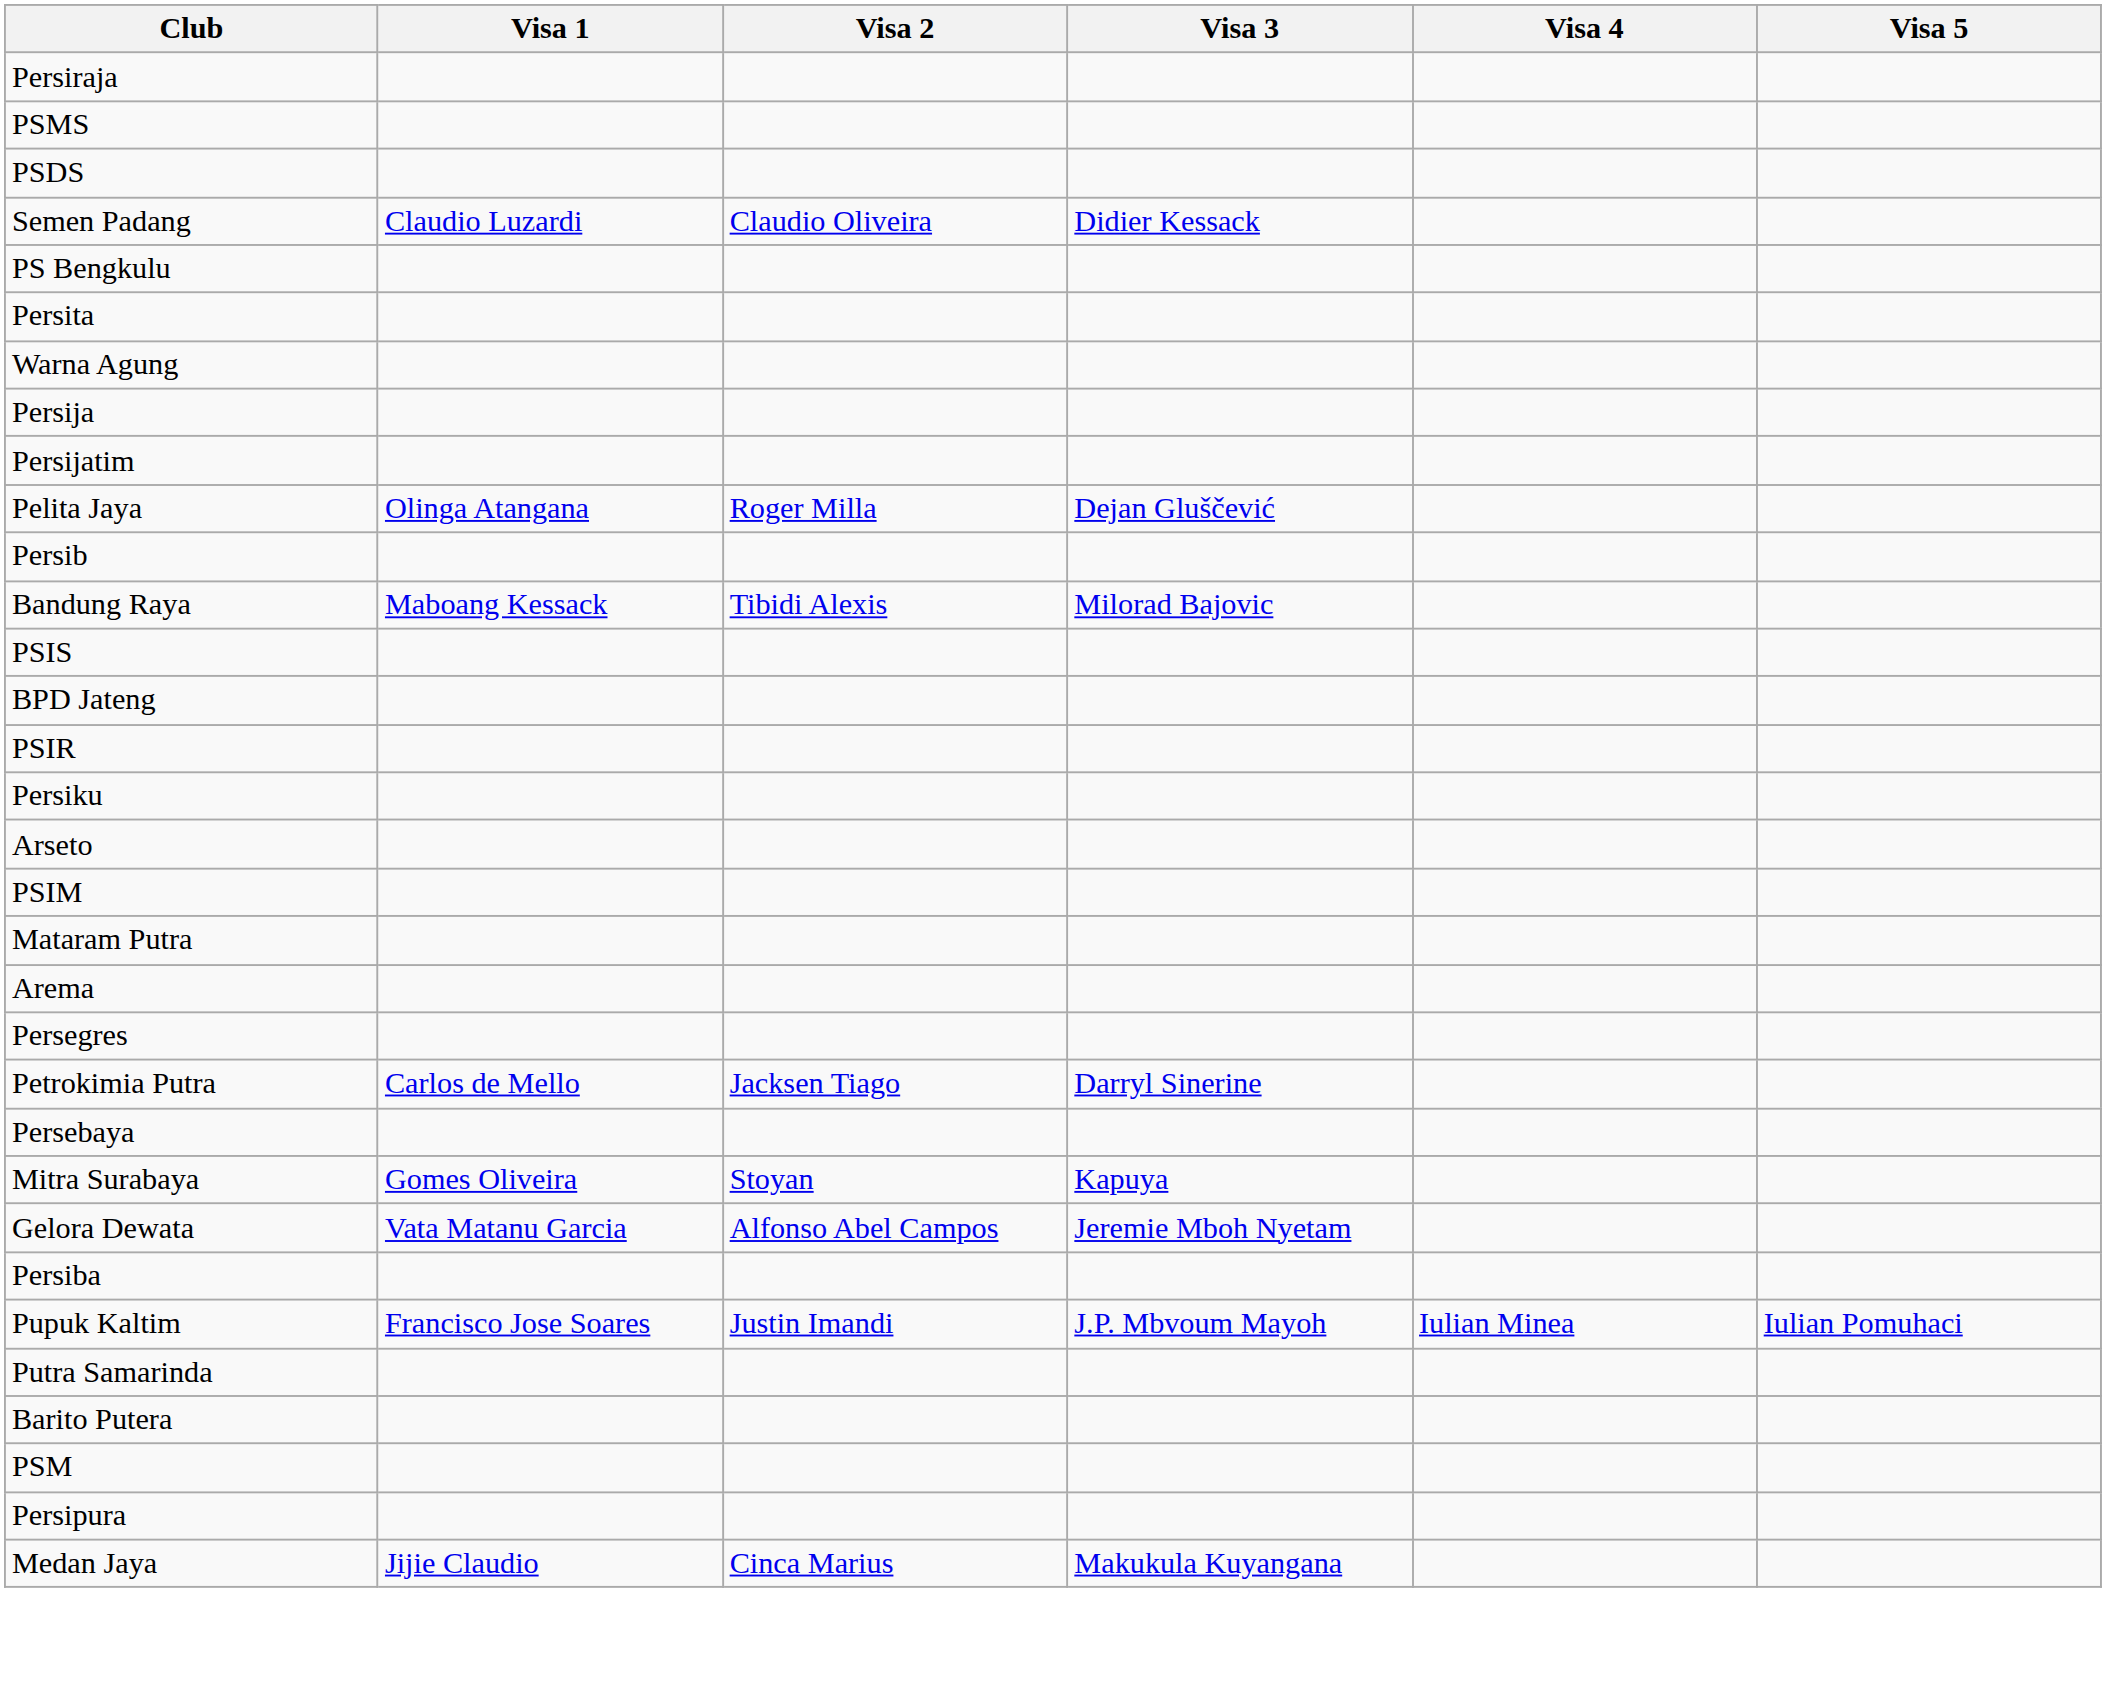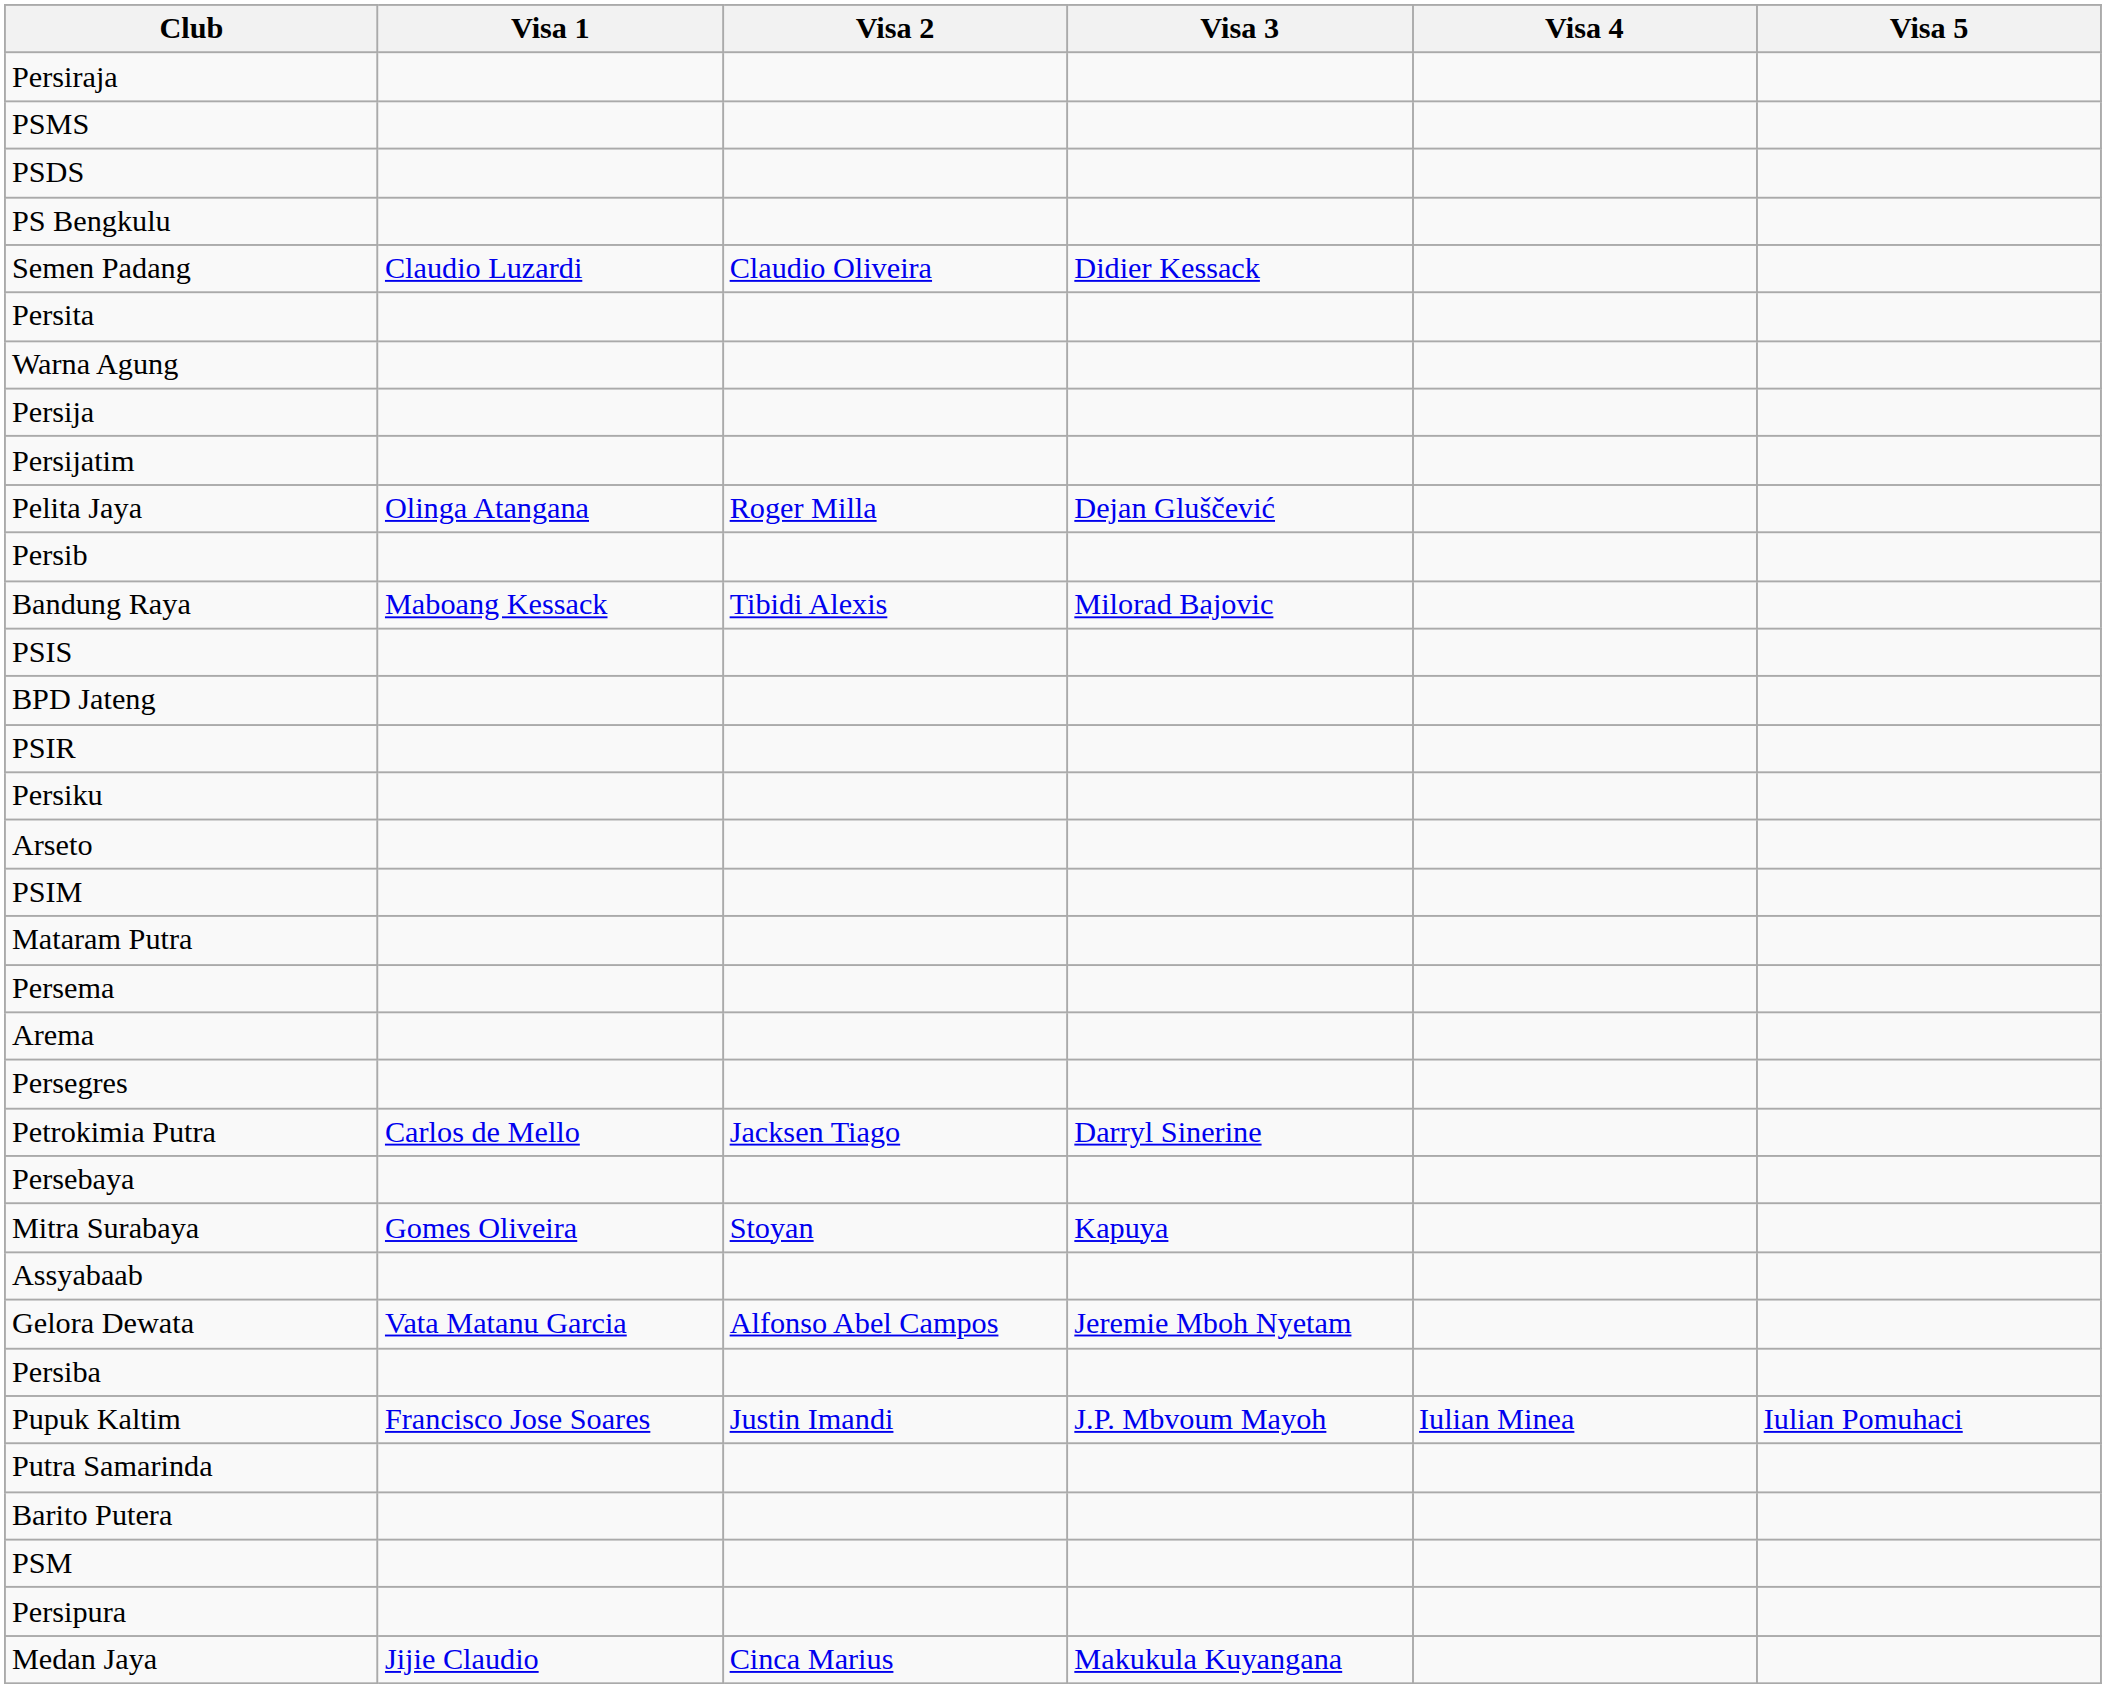rows swapped: (101, 220) <-> (91, 268)
+ row: (63, 987)
+ row: (77, 1275)
